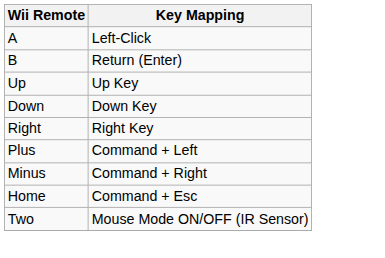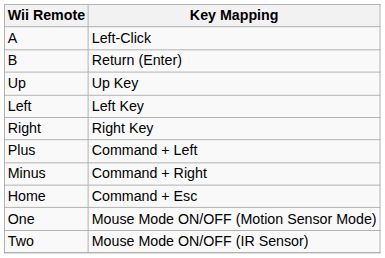- row: (26, 106)
+ row: (20, 106)
+ row: (21, 219)
